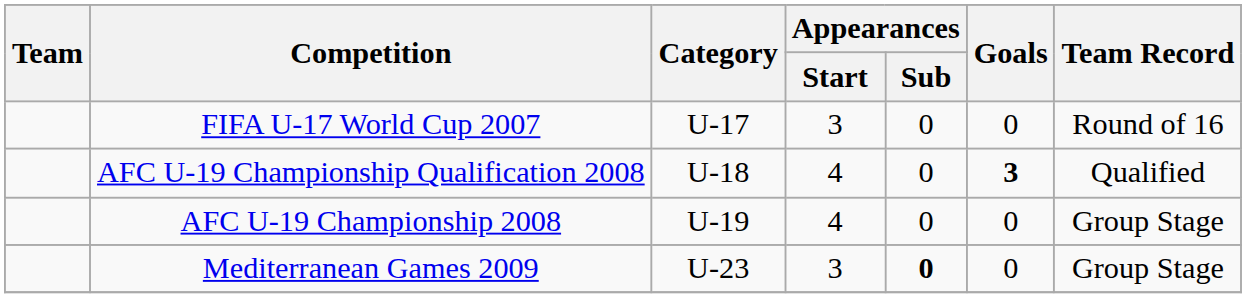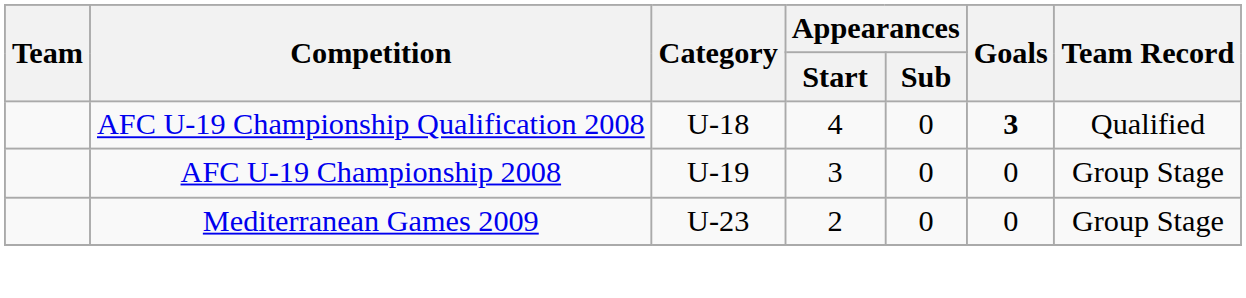- row: (371, 124)
(835, 220) 4 -> (835, 172) 3
(835, 268) 3 -> (835, 220) 2
(926, 268) bold -> (926, 220) normal
